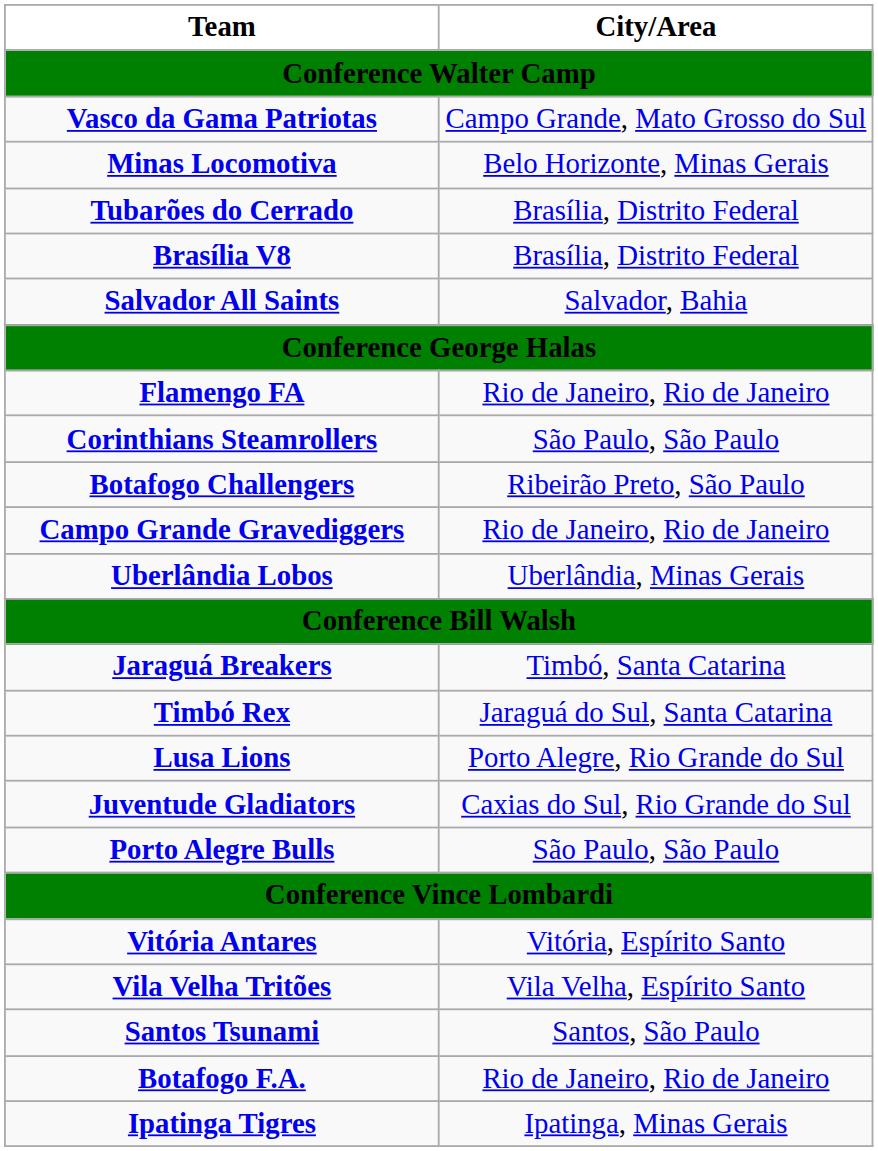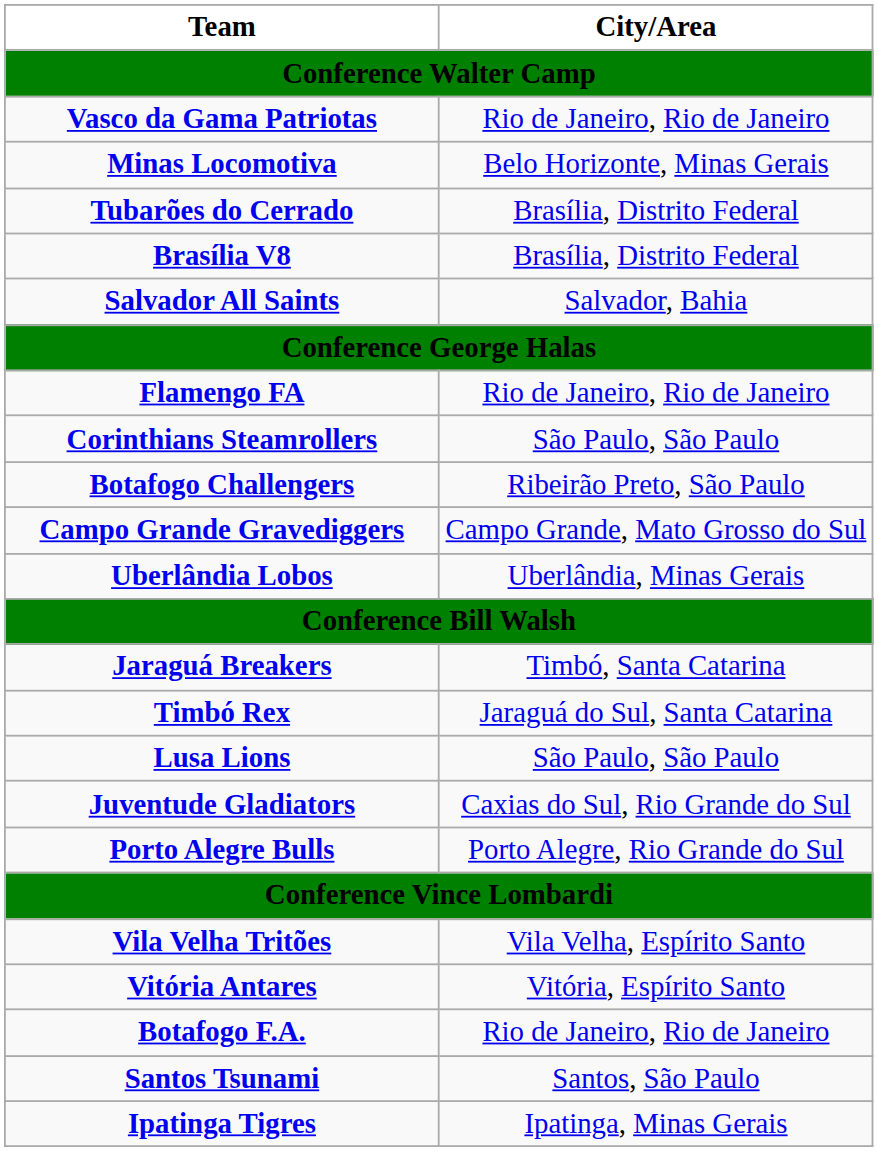(656, 118) Campo Grande, Mato Grosso do Sul -> (656, 118) Rio de Janeiro, Rio de Janeiro
(656, 529) Rio de Janeiro, Rio de Janeiro -> (656, 529) Campo Grande, Mato Grosso do Sul
(656, 758) Porto Alegre, Rio Grande do Sul -> (656, 758) São Paulo, São Paulo
(656, 849) São Paulo, São Paulo -> (656, 849) Porto Alegre, Rio Grande do Sul
rows swapped: (222, 986) <-> (222, 940)
rows swapped: (222, 1077) <-> (222, 1032)
